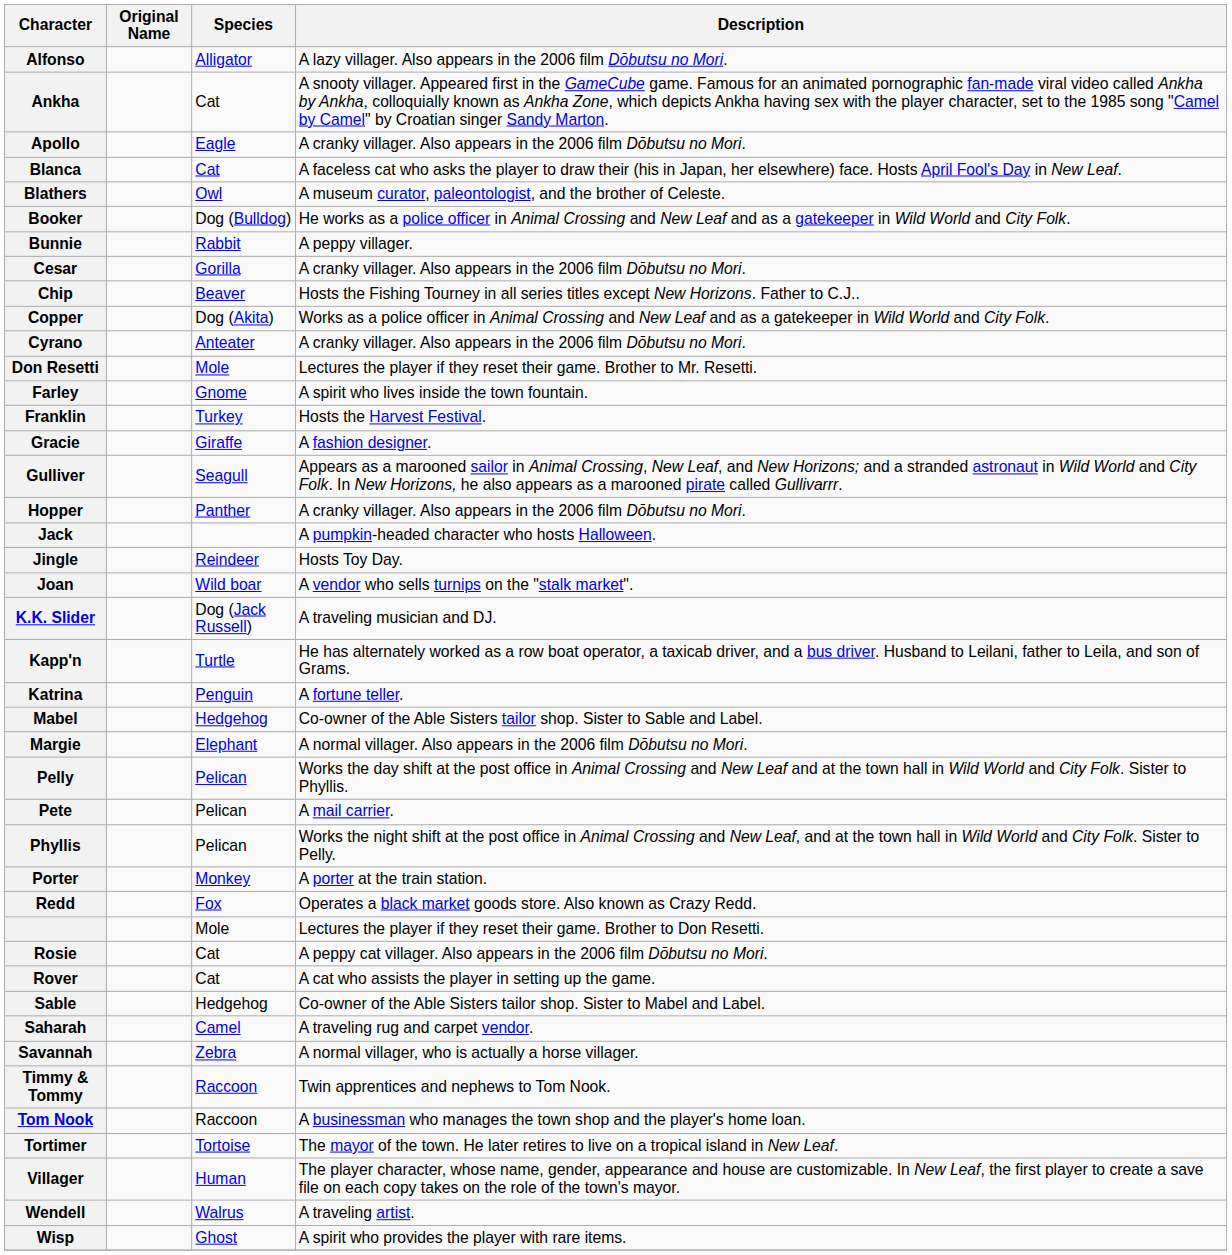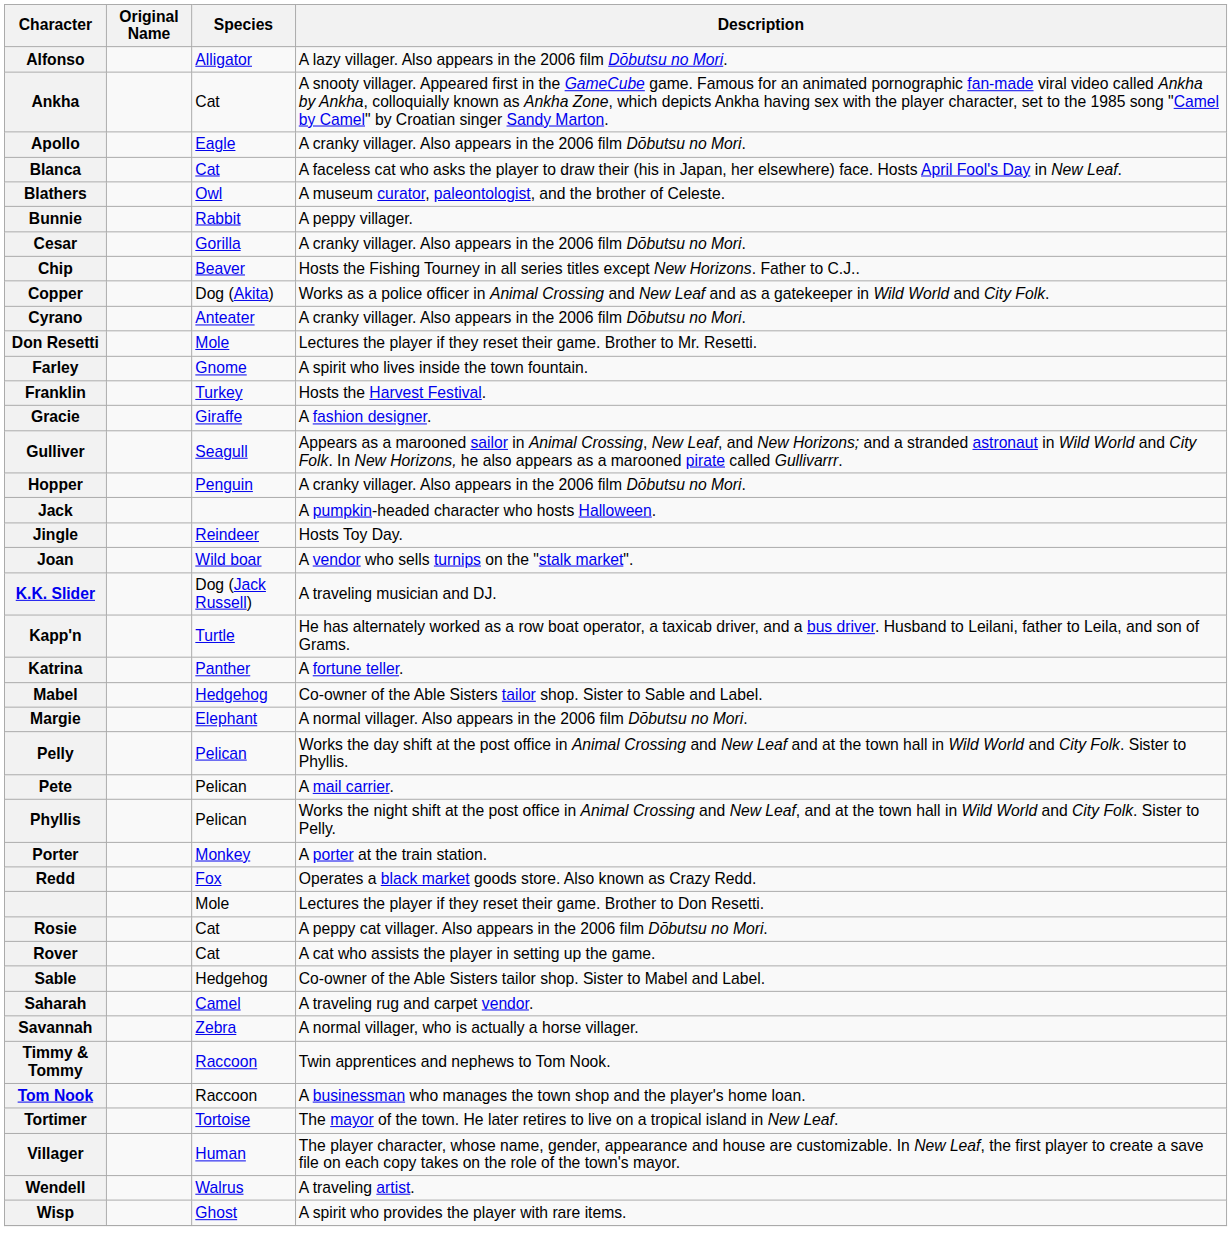- row: (55, 219)
(223, 510) Panther -> (224, 485) Penguin
(224, 694) Penguin -> (223, 669) Panther
